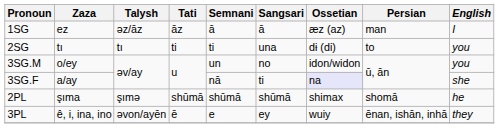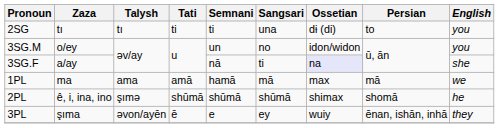- row: (18, 29)
+ row: (17, 80)
(68, 97) şıma -> (84, 97) ê, i, ina, ino
(84, 114) ê, i, ina, ino -> (68, 114) şıma
